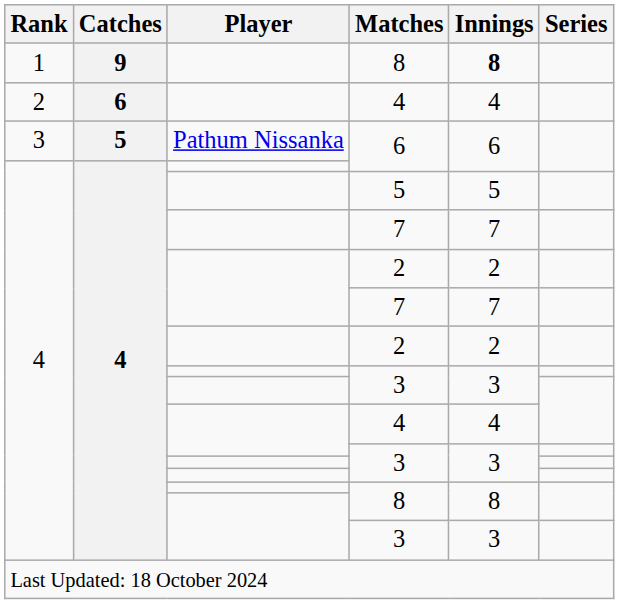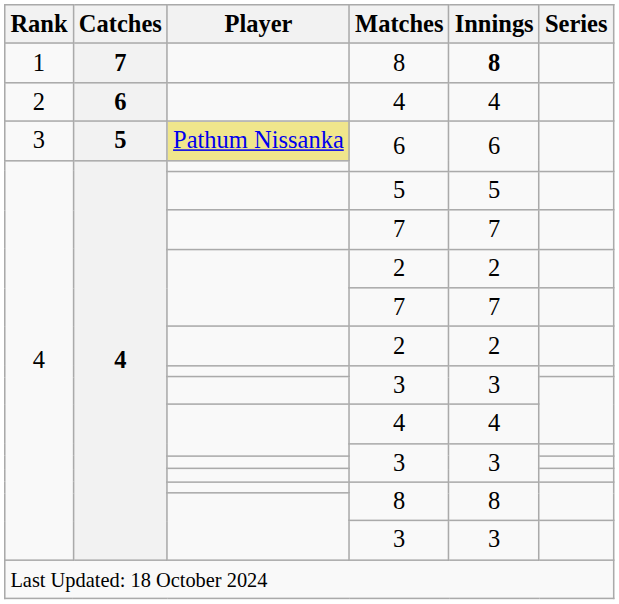(120, 62) 9 -> (120, 62) 7
(258, 140) no background -> (258, 140) khaki background
